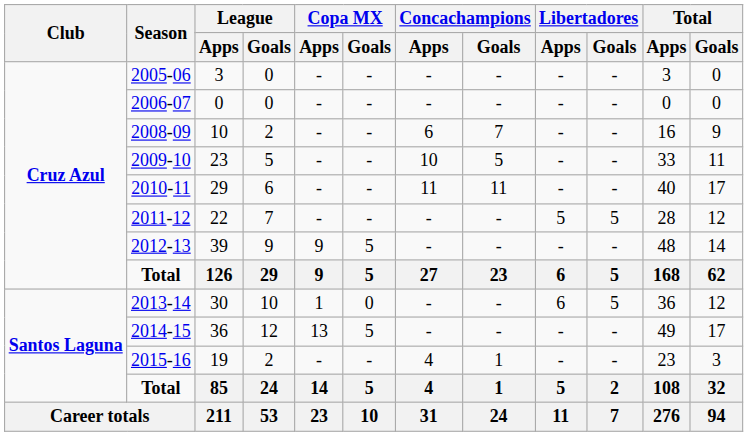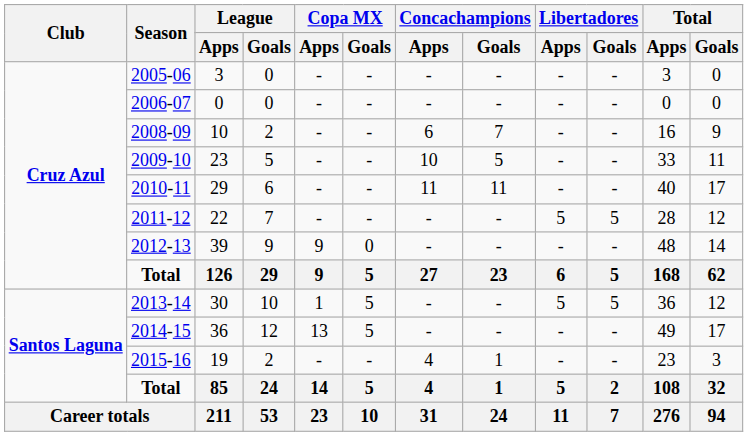(369, 246) 5 -> (369, 246) 0
(369, 302) 0 -> (369, 302) 5
(561, 302) 6 -> (561, 302) 5
